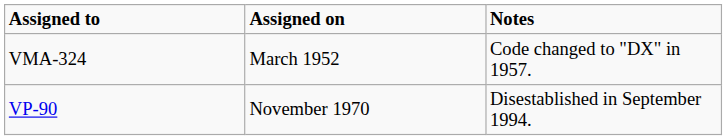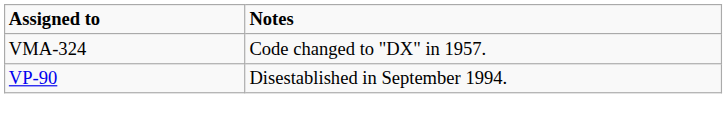- column: (297, 19)
